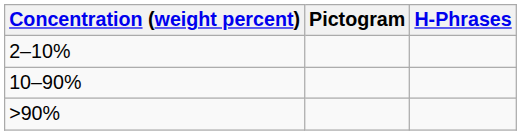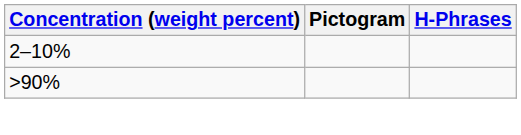- row: (45, 82)
